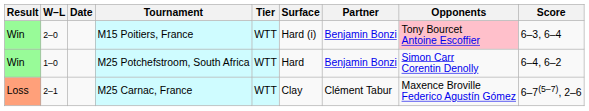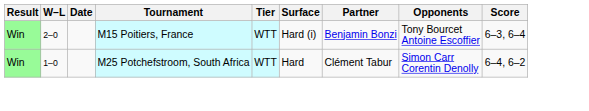(441, 35) pink background -> (441, 35) no background
(361, 63) Benjamin Bonzi -> (358, 63) Clément Tabur
- row: (145, 91)
